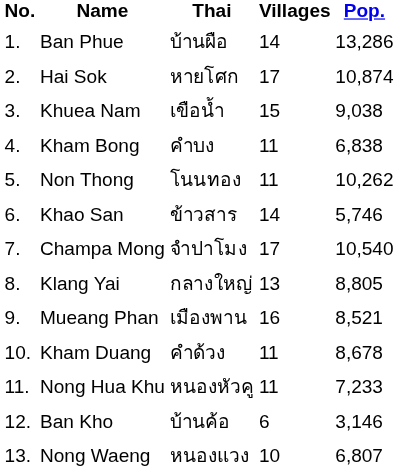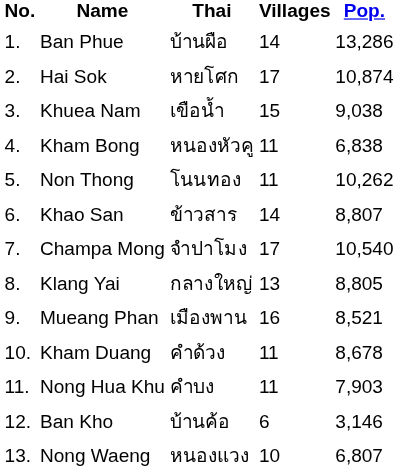(192, 145) คำบง -> (212, 145) หนองหัวคู
(359, 214) 5,746 -> (359, 214) 8,807
(212, 387) หนองหัวคู -> (192, 387) คำบง
(359, 386) 7,233 -> (359, 386) 7,903
